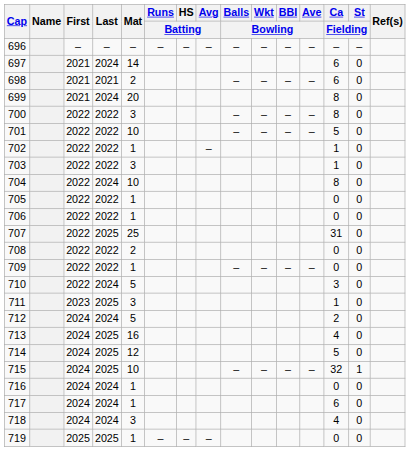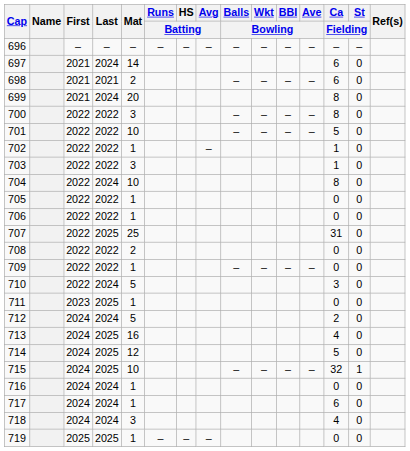(133, 302) 3 -> (133, 302) 1
(336, 302) 1 -> (336, 302) 0
